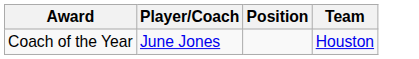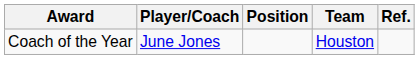+ column: (396, 16)
